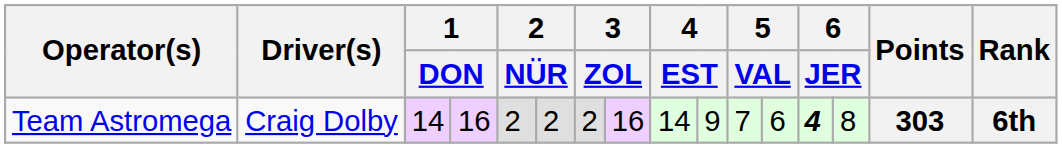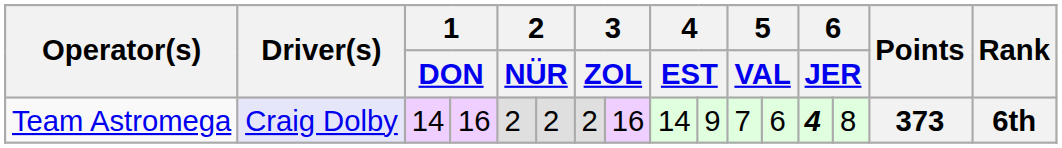(321, 120) no background -> (321, 120) lavender background
(920, 120) 303 -> (920, 120) 373
